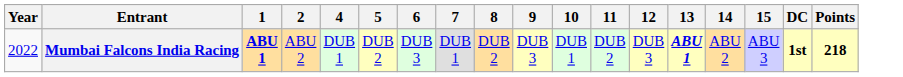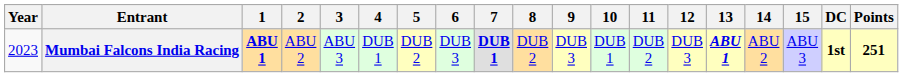+ column: (339, 16)
(23, 49) 2022 -> (23, 49) 2023
(455, 49) normal -> (494, 49) bold
(835, 49) 218 -> (874, 49) 251
